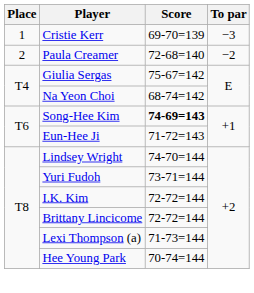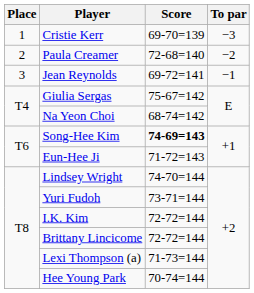+ row: (80, 75)
